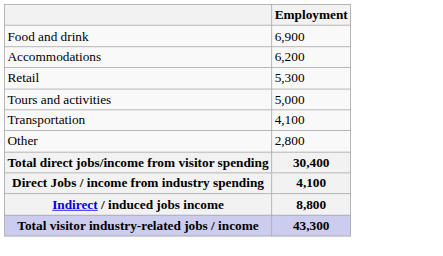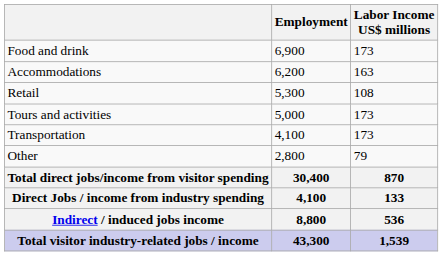+ column: (394, 22)
